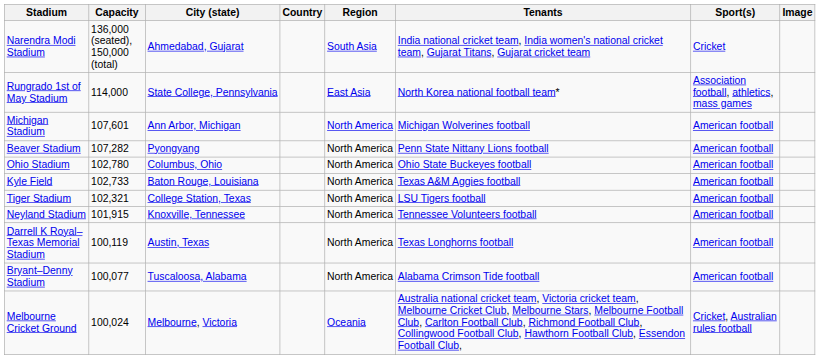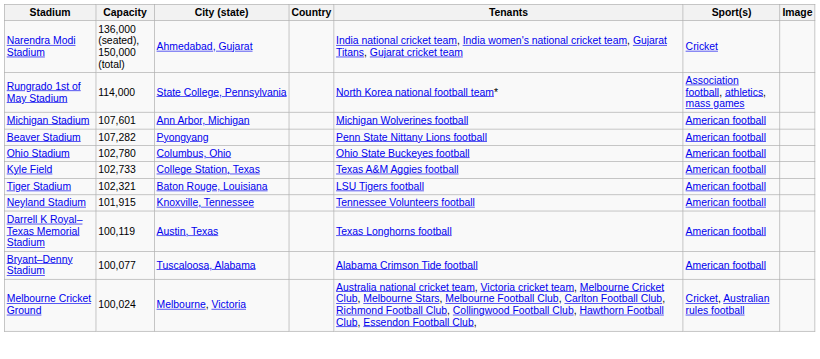- column: (360, 12)
(203, 181) Baton Rouge, Louisiana -> (208, 170) College Station, Texas
(199, 198) College Station, Texas -> (212, 186) Baton Rouge, Louisiana
